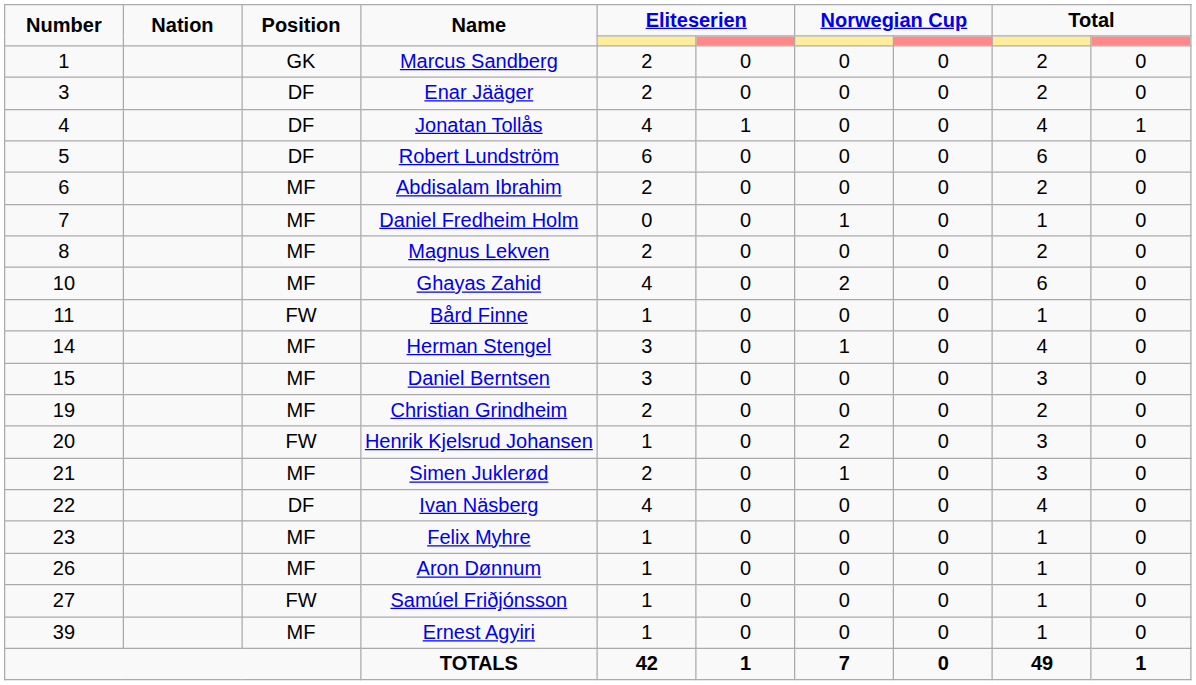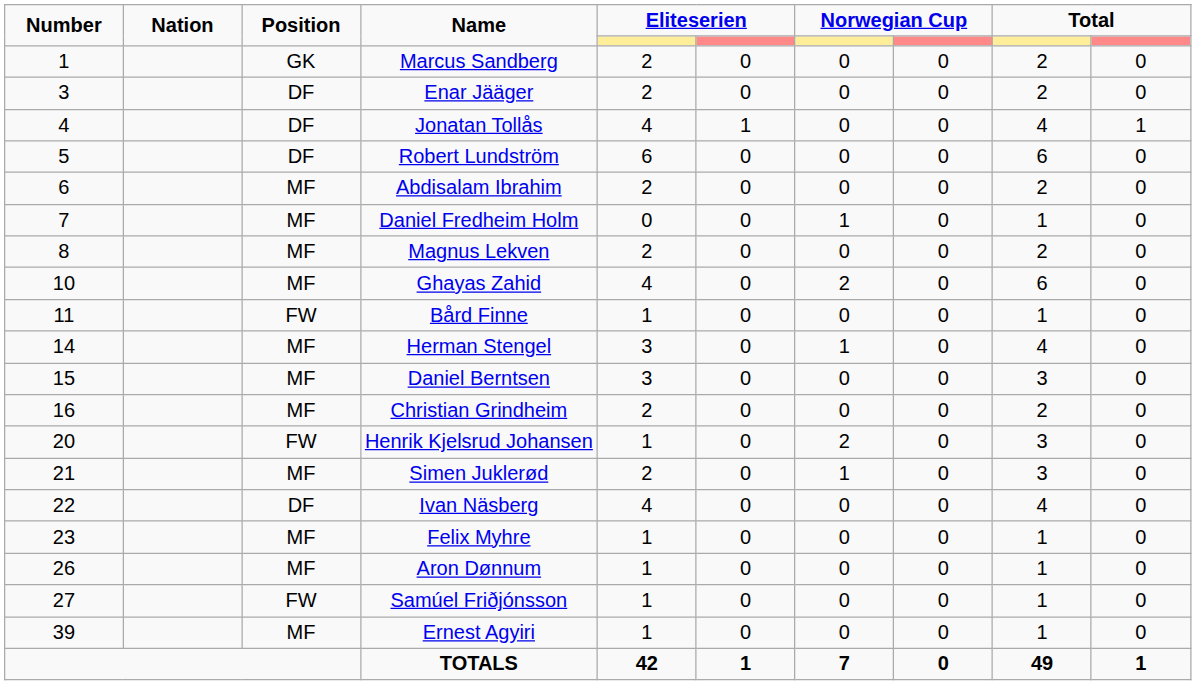(64, 410) 19 -> (64, 410) 16
